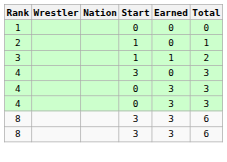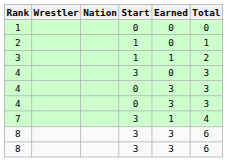+ row: (18, 119)
